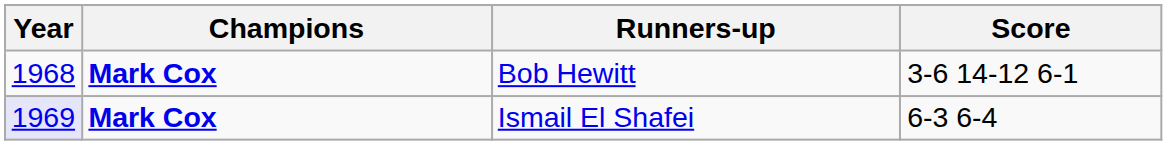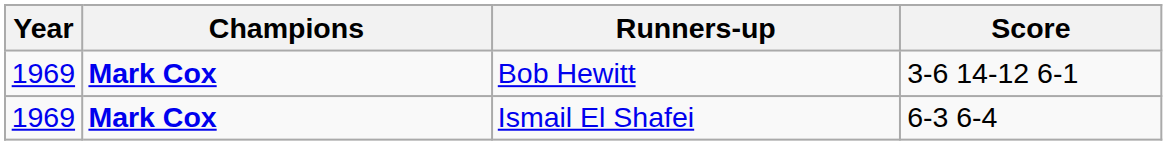(43, 73) 1968 -> (43, 73) 1969
(43, 118) lavender background -> (43, 118) no background
